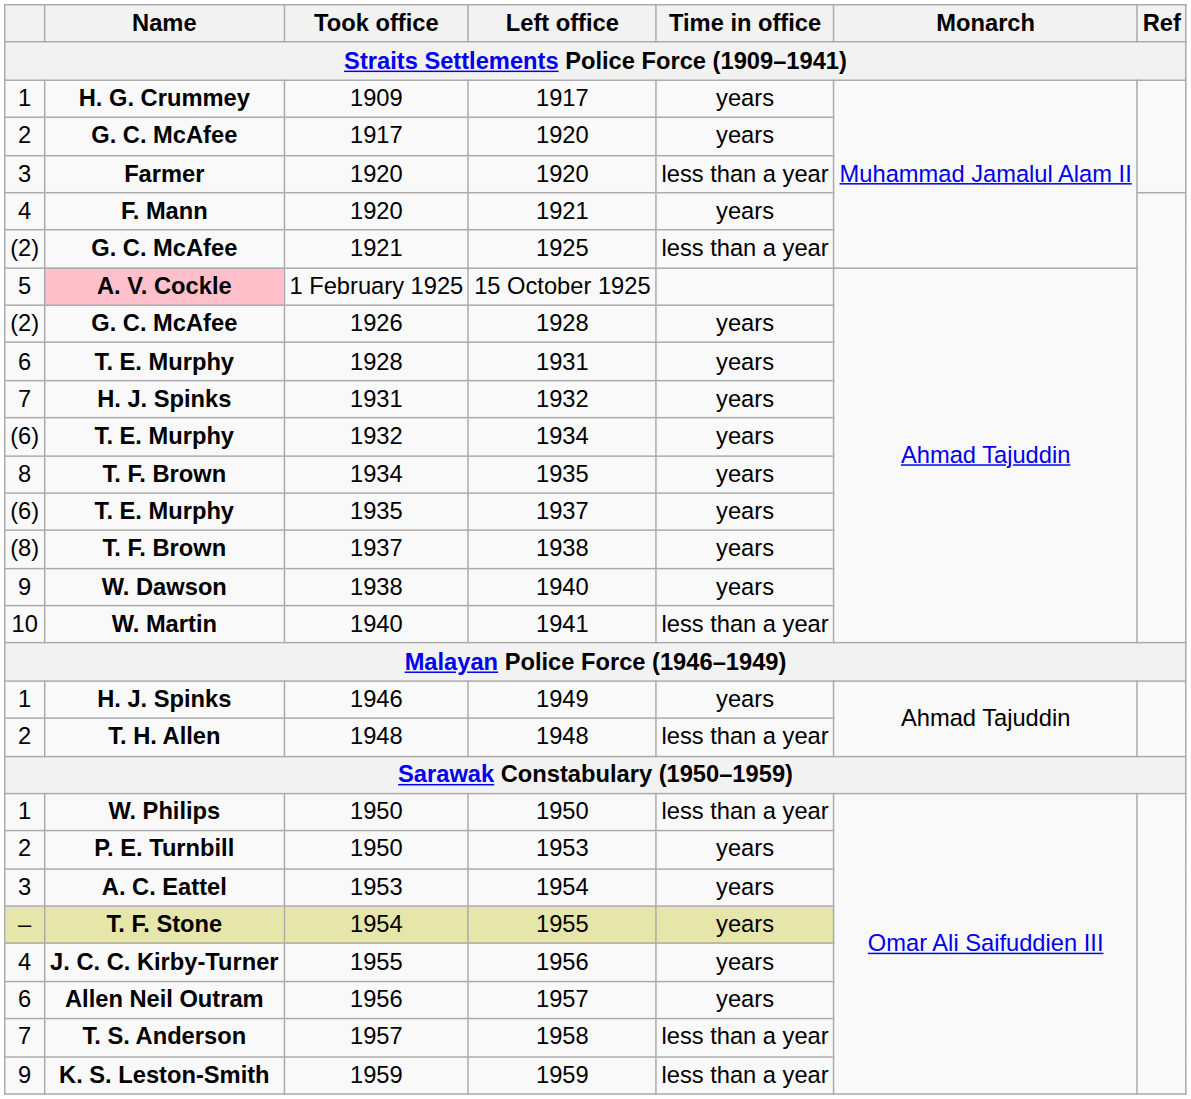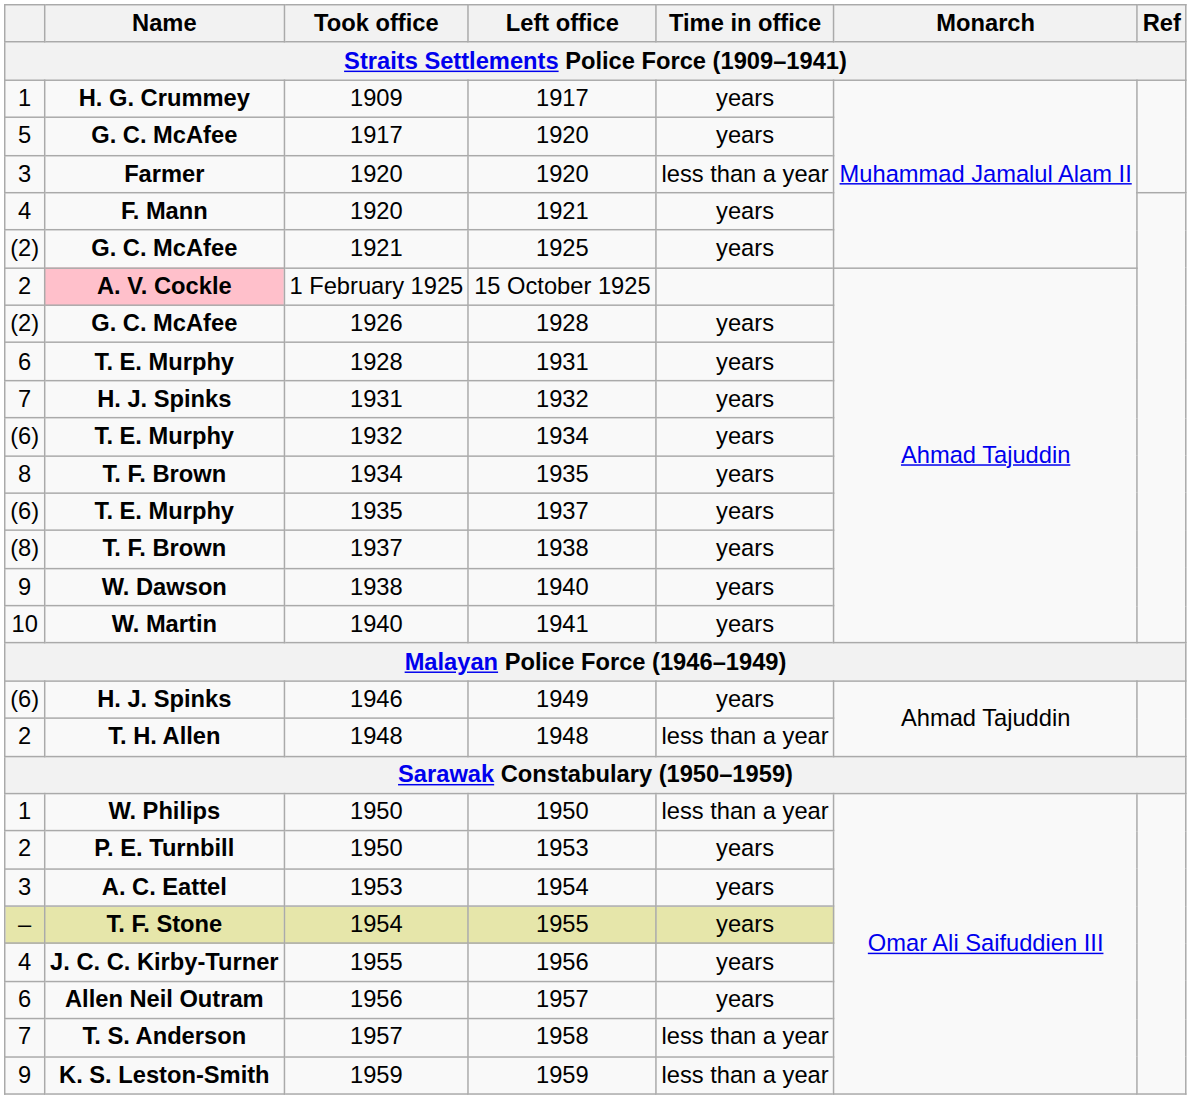(25, 135) 2 -> (25, 135) 5
(745, 248) less than a year -> (745, 248) years
(25, 286) 5 -> (25, 286) 2
(745, 624) less than a year -> (745, 624) years
(25, 699) 1 -> (25, 699) (6)
